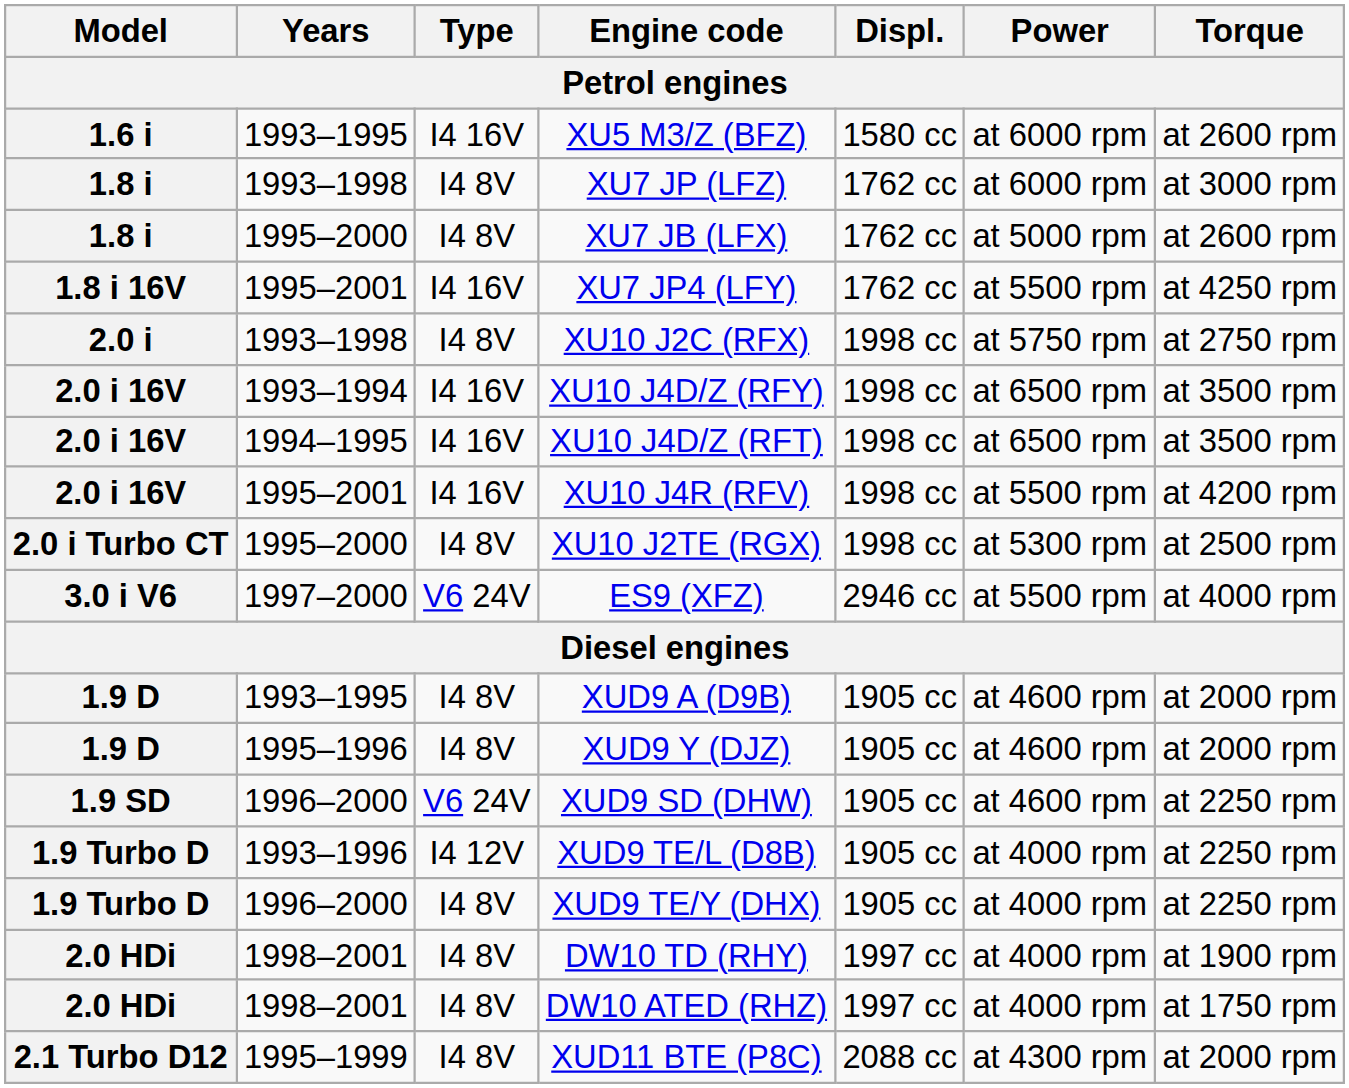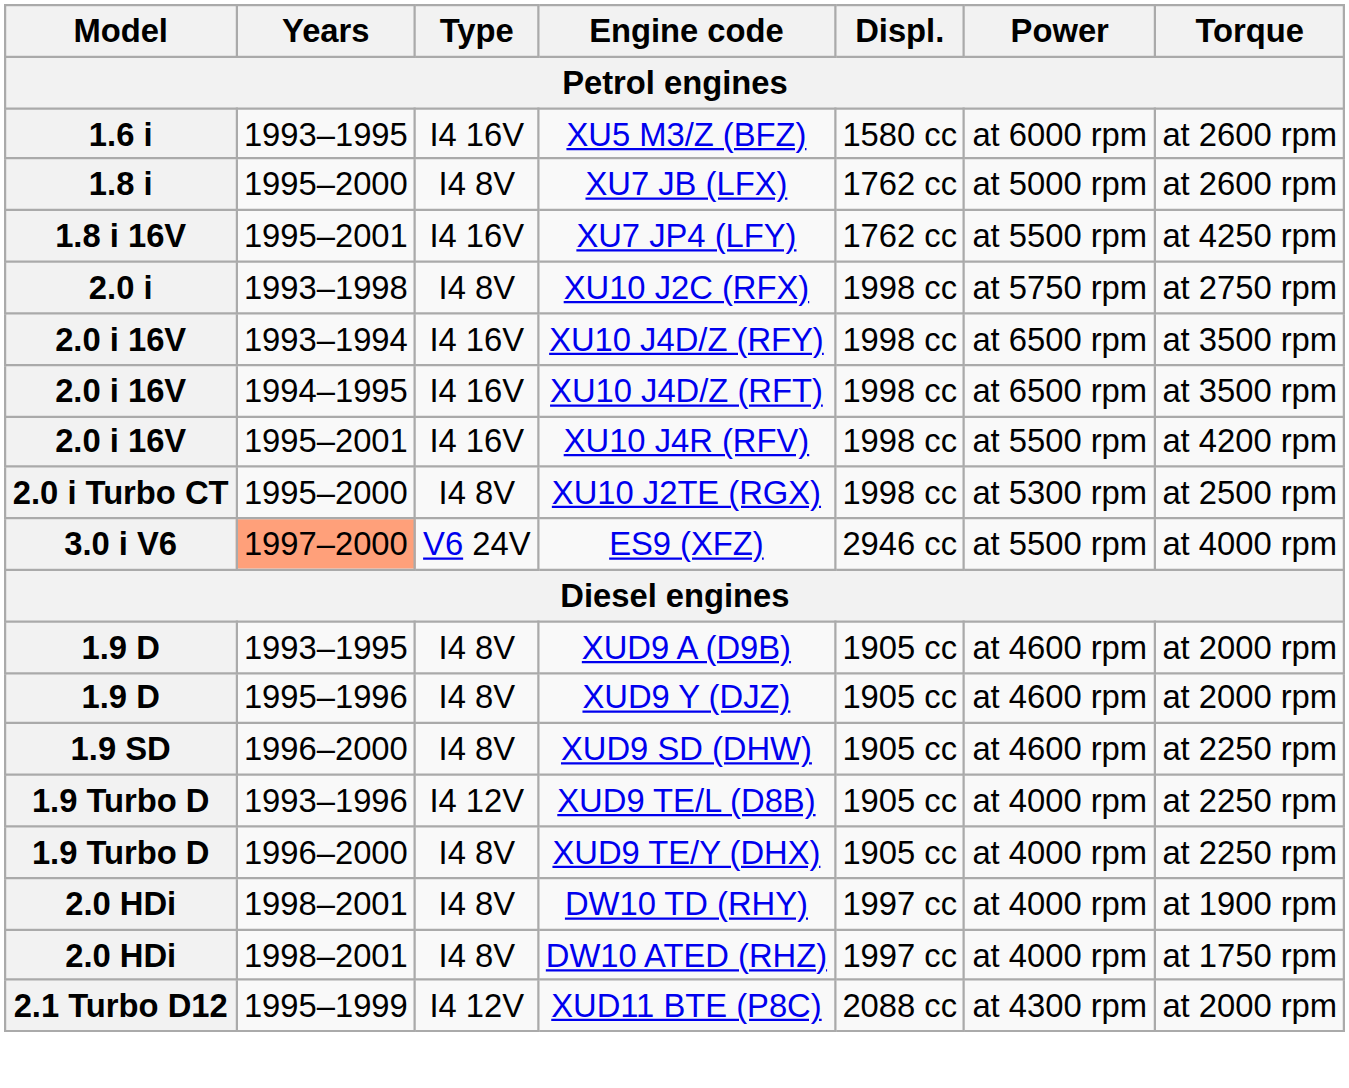- row: (686, 184)
(326, 595) no background -> (326, 544) lightsalmon background
(477, 800) V6 24V -> (477, 749) I4 8V
(477, 1057) I4 8V -> (477, 1006) I4 12V
